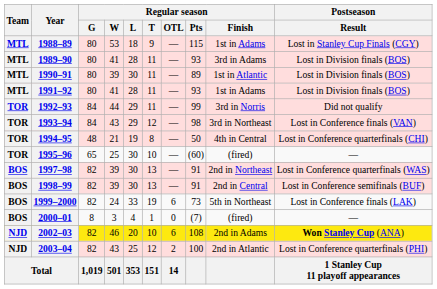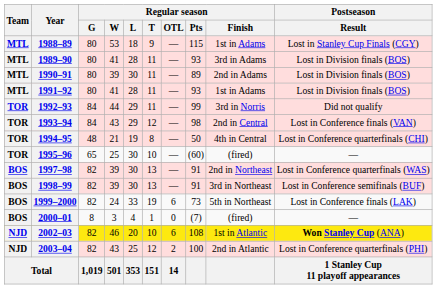(240, 75) 1st in Atlantic -> (240, 75) 2nd in Adams
(240, 123) 3rd in Northeast -> (240, 123) 2nd in Central
(240, 186) 2nd in Central -> (240, 186) 3rd in Northeast
(240, 233) 2nd in Adams -> (240, 233) 1st in Atlantic
